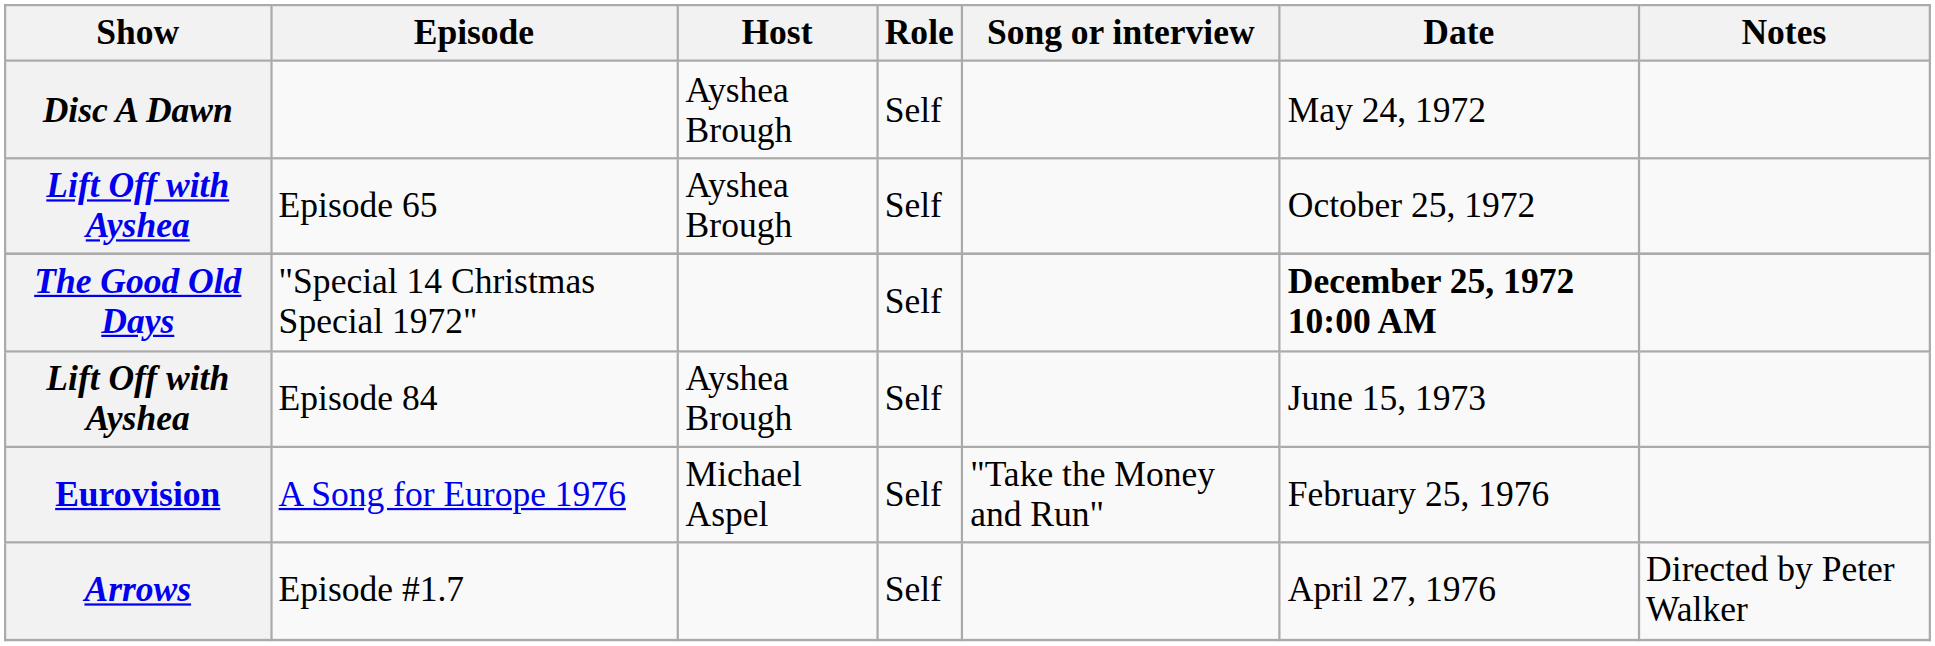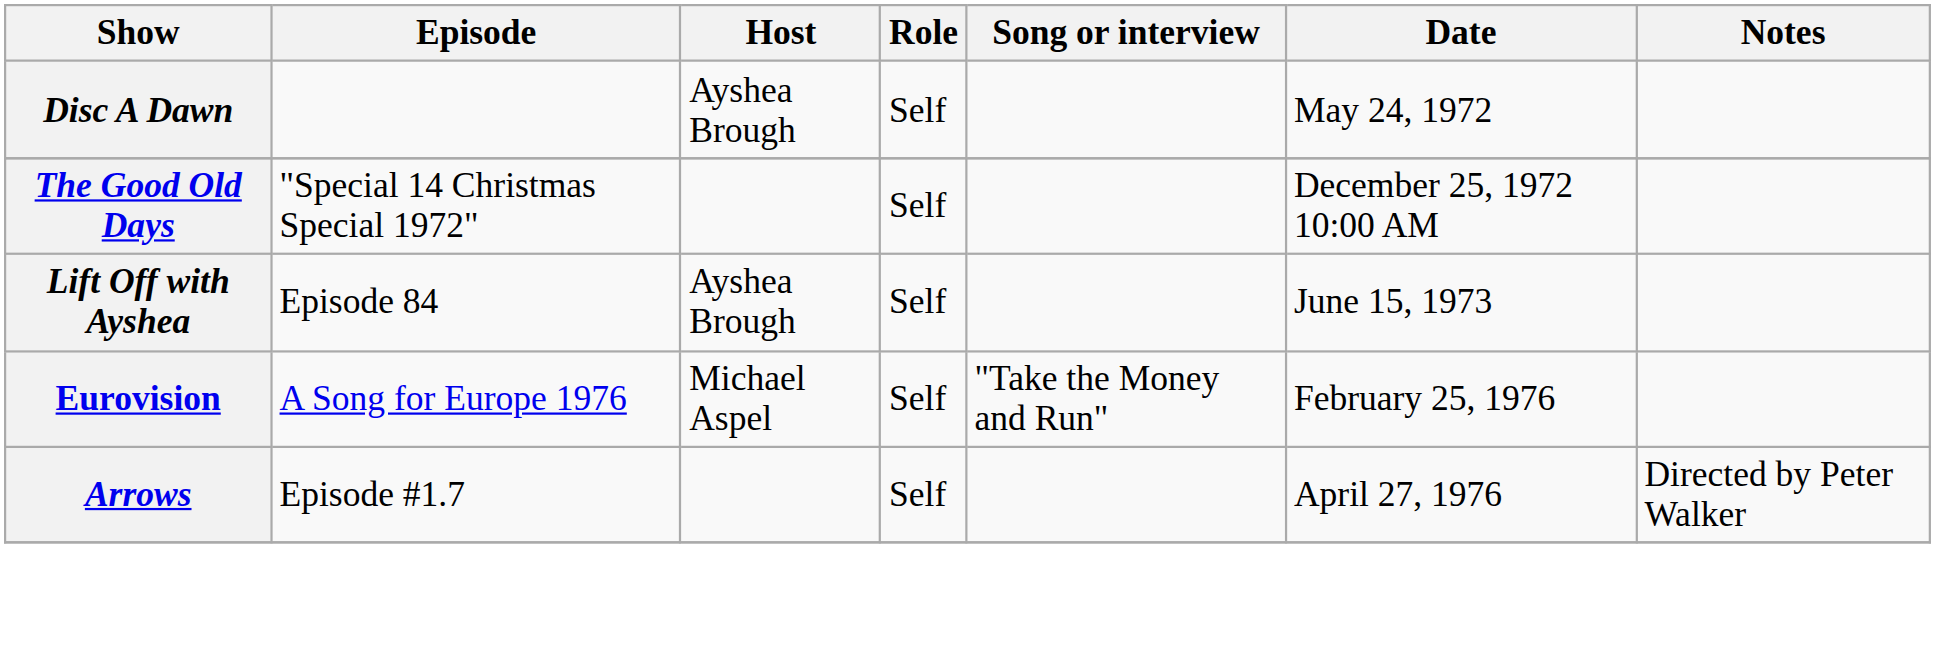- row: (138, 205)
(1431, 301) bold -> (1433, 205) normal
